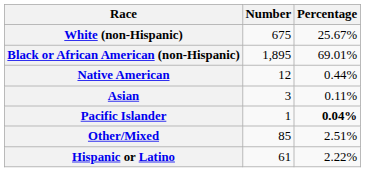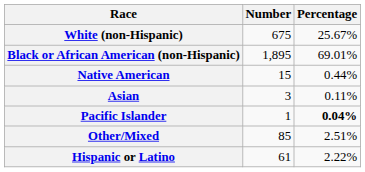(285, 75) 12 -> (285, 75) 15
